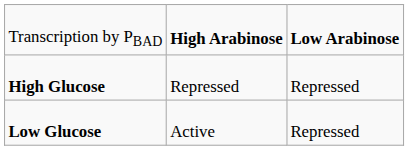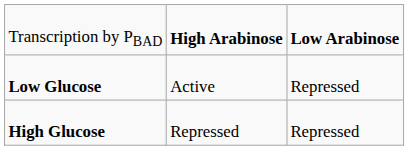rows swapped: (57, 86) <-> (55, 132)
